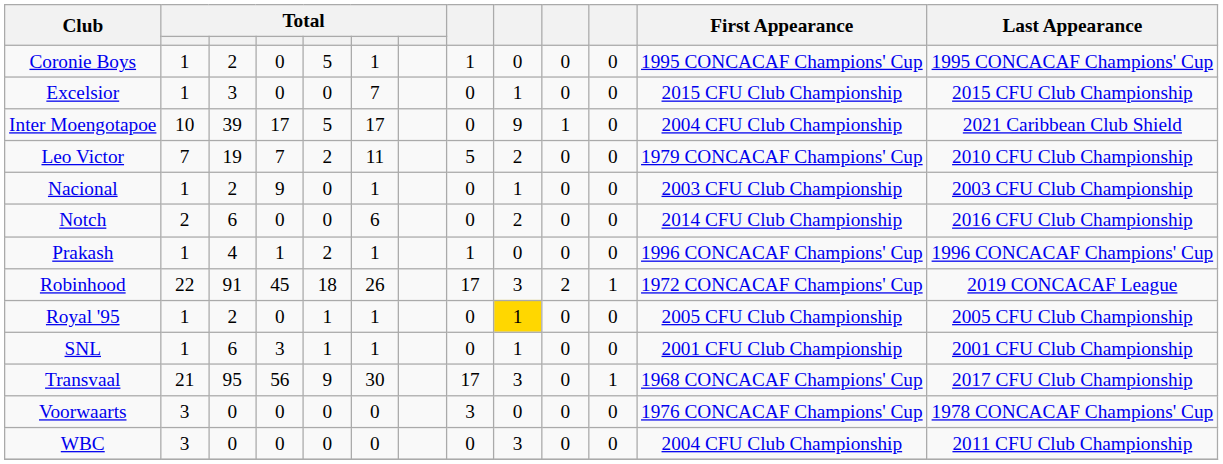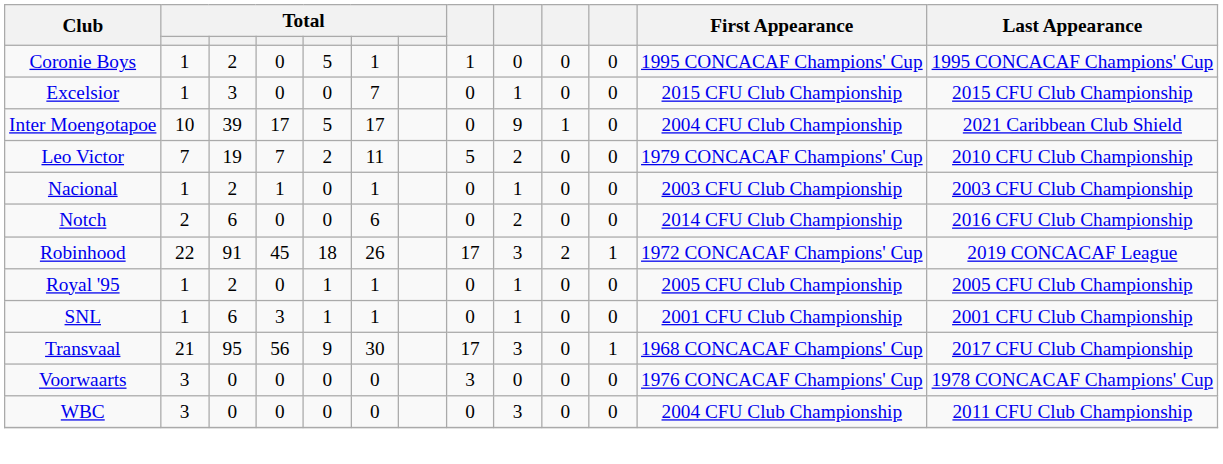(280, 188) 9 -> (280, 188) 1
- row: (83, 252)
(518, 316) gold background -> (518, 284) no background
